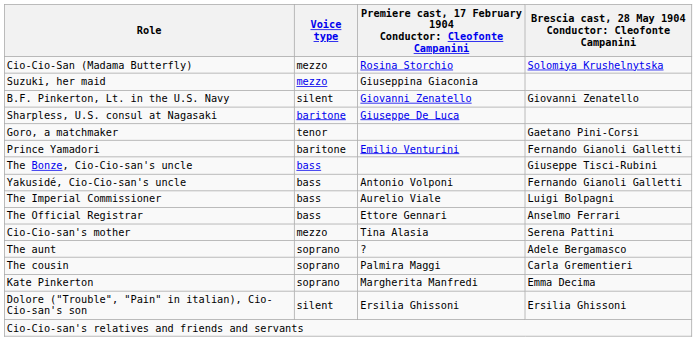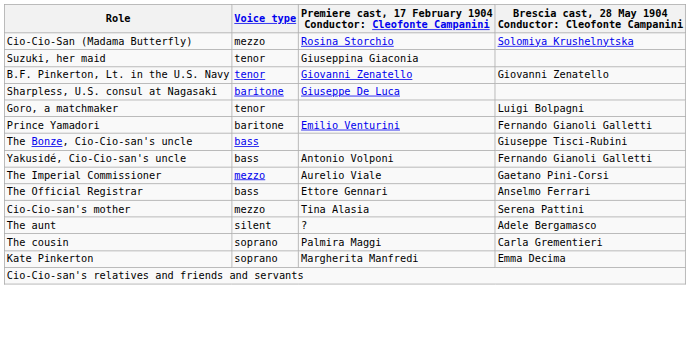(312, 82) mezzo -> (250, 58) tenor
(315, 99) silent -> (250, 75) tenor
(583, 132) Gaetano Pini-Corsi -> (541, 108) Luigi Bolpagni
(309, 199) bass -> (250, 175) mezzo
(571, 199) Luigi Bolpagni -> (553, 175) Gaetano Pini-Corsi
(318, 249) soprano -> (253, 225) silent
- row: (140, 305)
